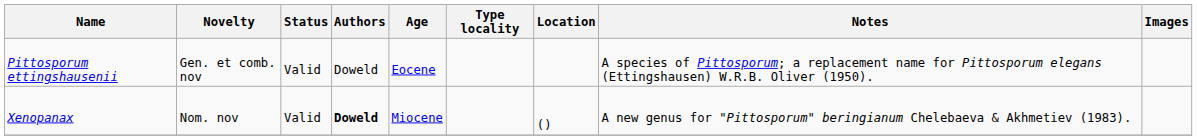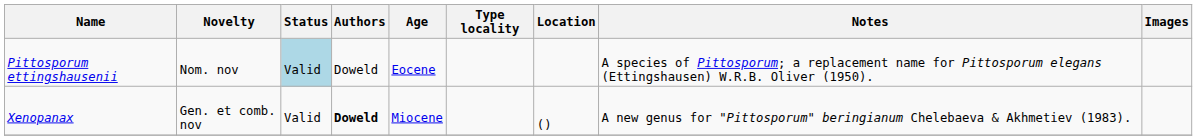(228, 70) Gen. et comb. nov -> (209, 70) Nom. nov
(302, 70) no background -> (302, 70) lightblue background
(209, 118) Nom. nov -> (228, 118) Gen. et comb. nov
